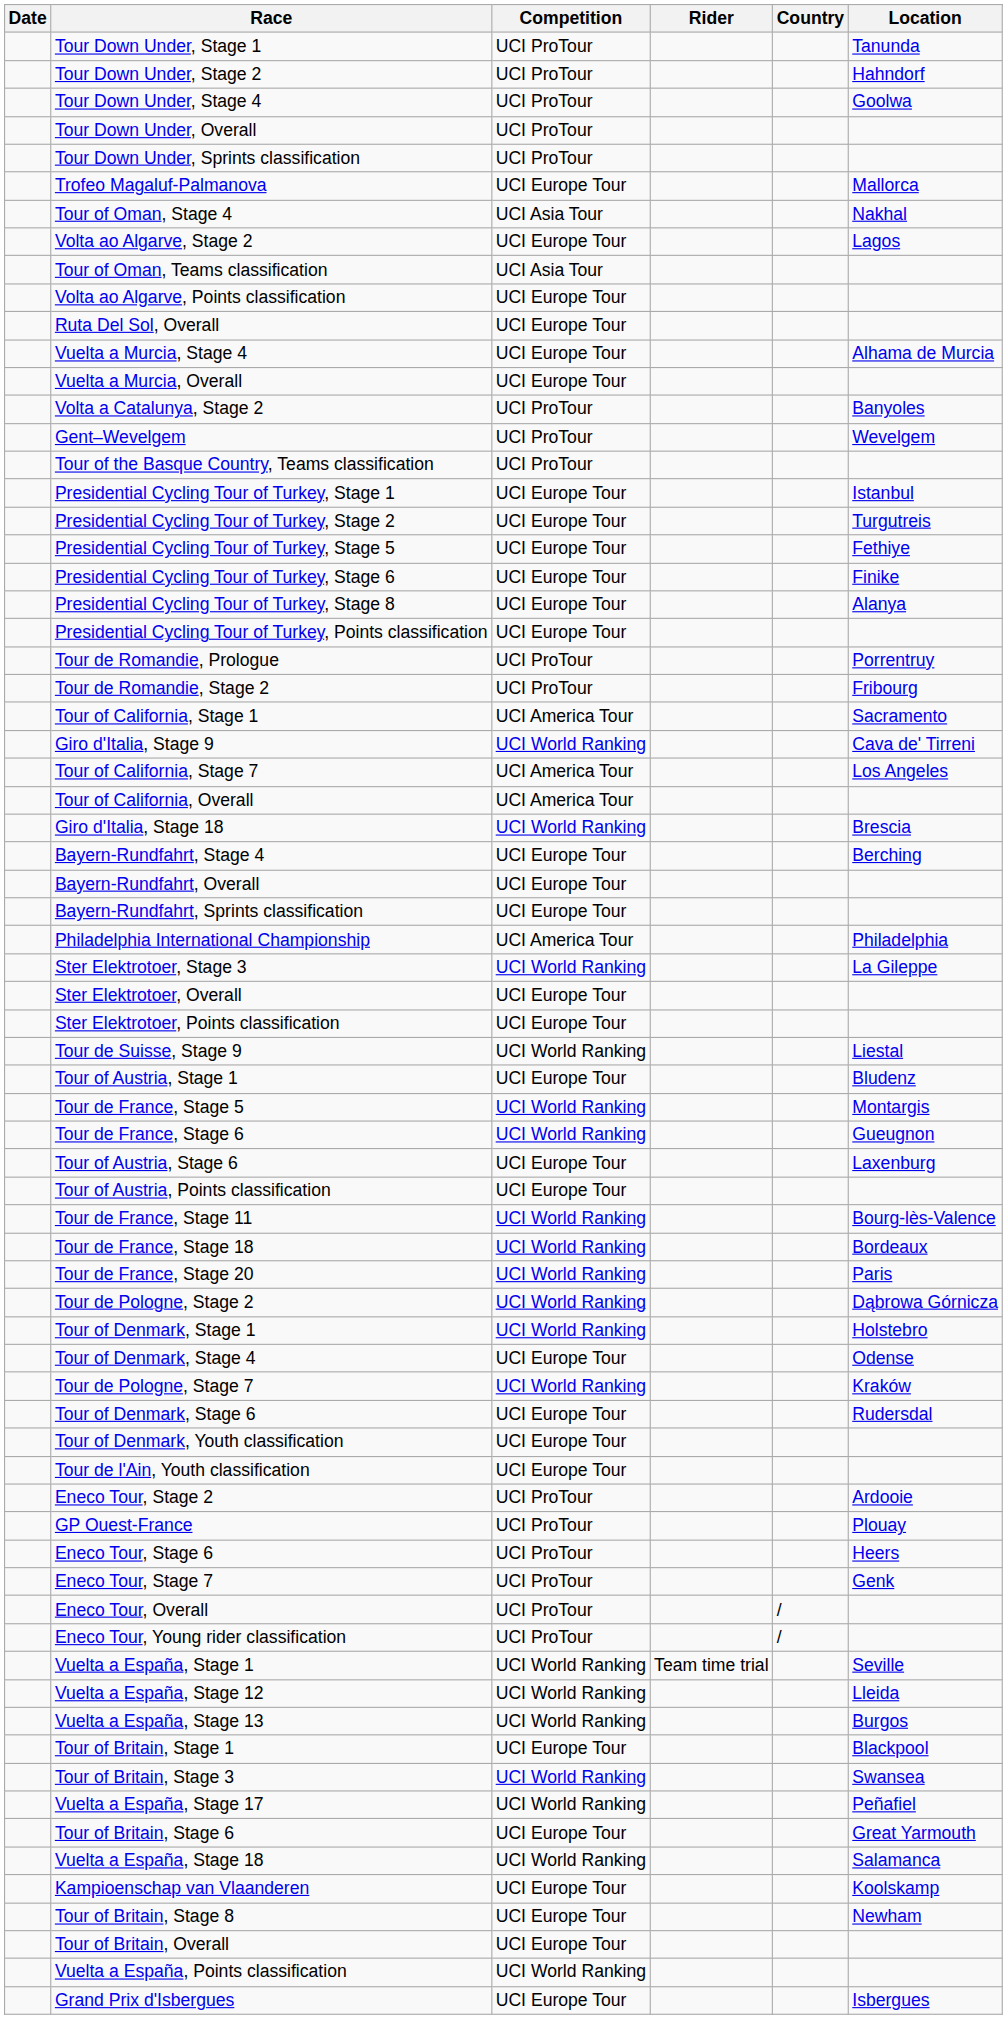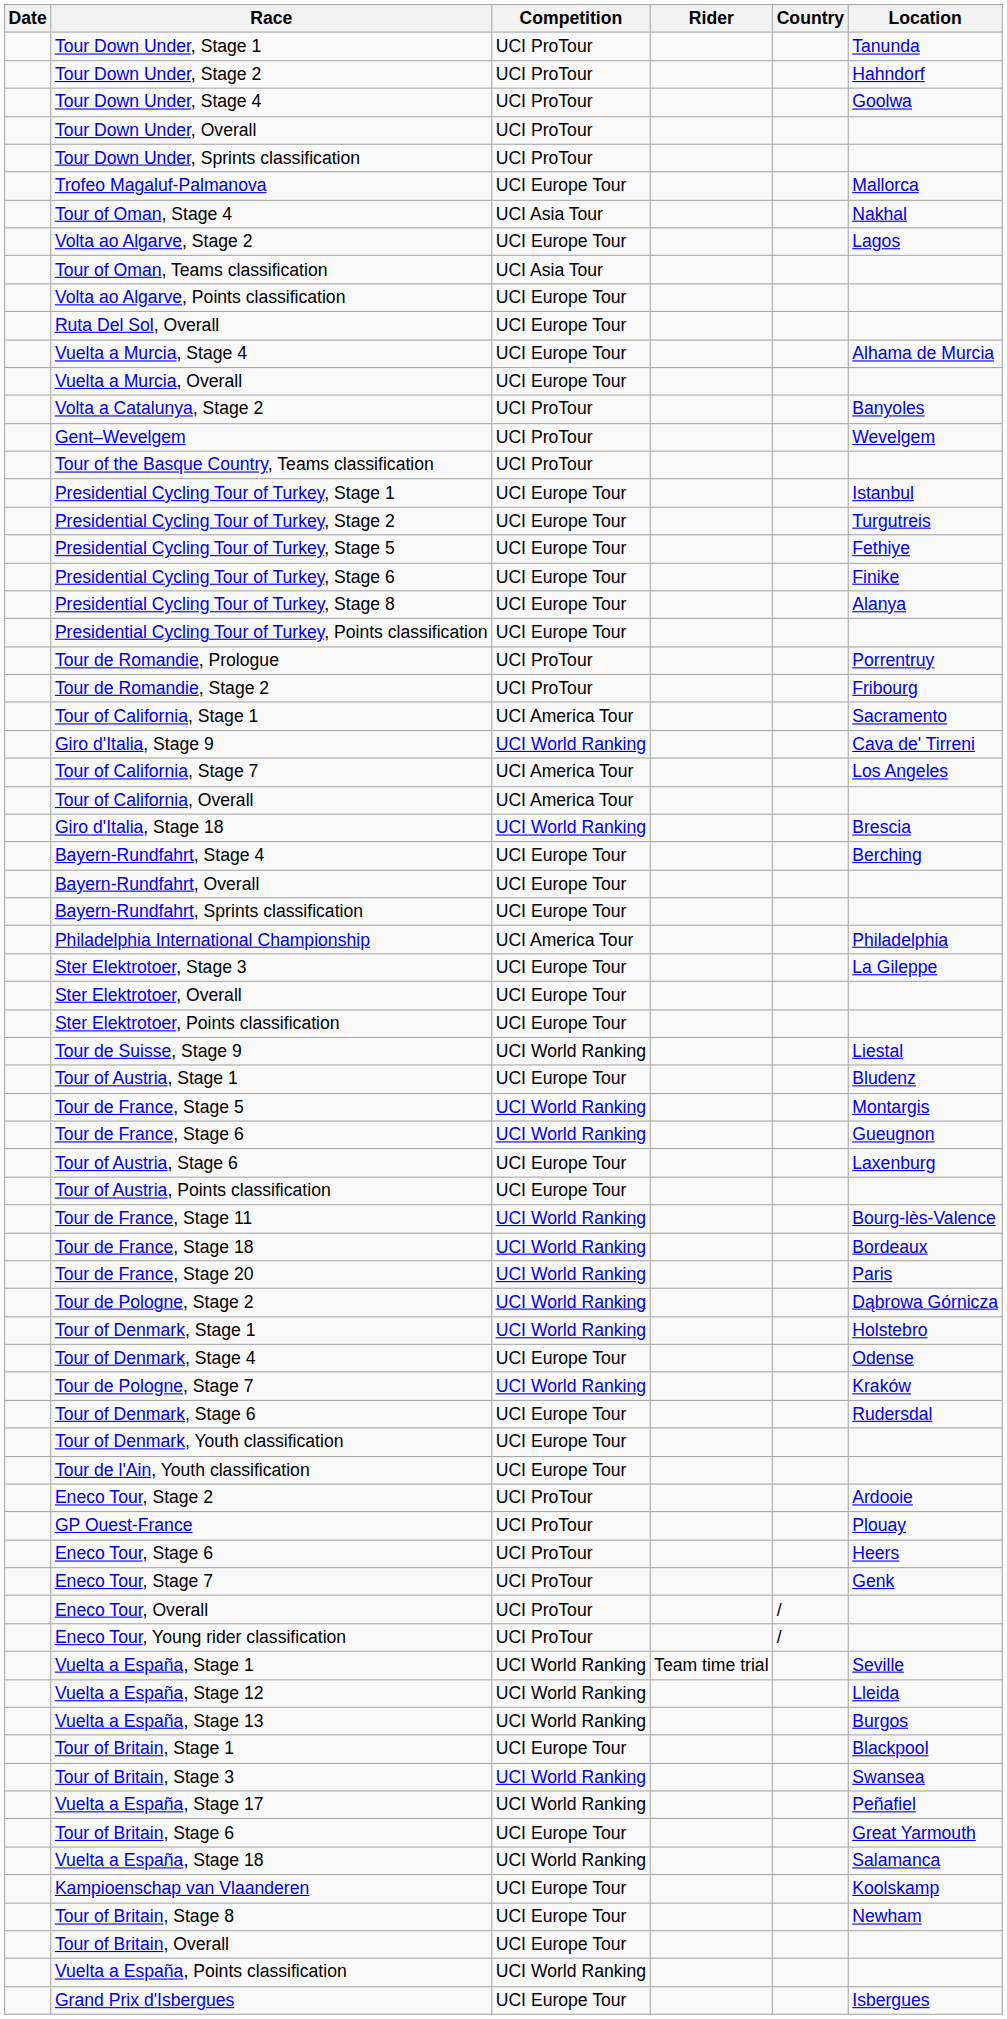(571, 967) UCI World Ranking -> (561, 967) UCI Europe Tour
